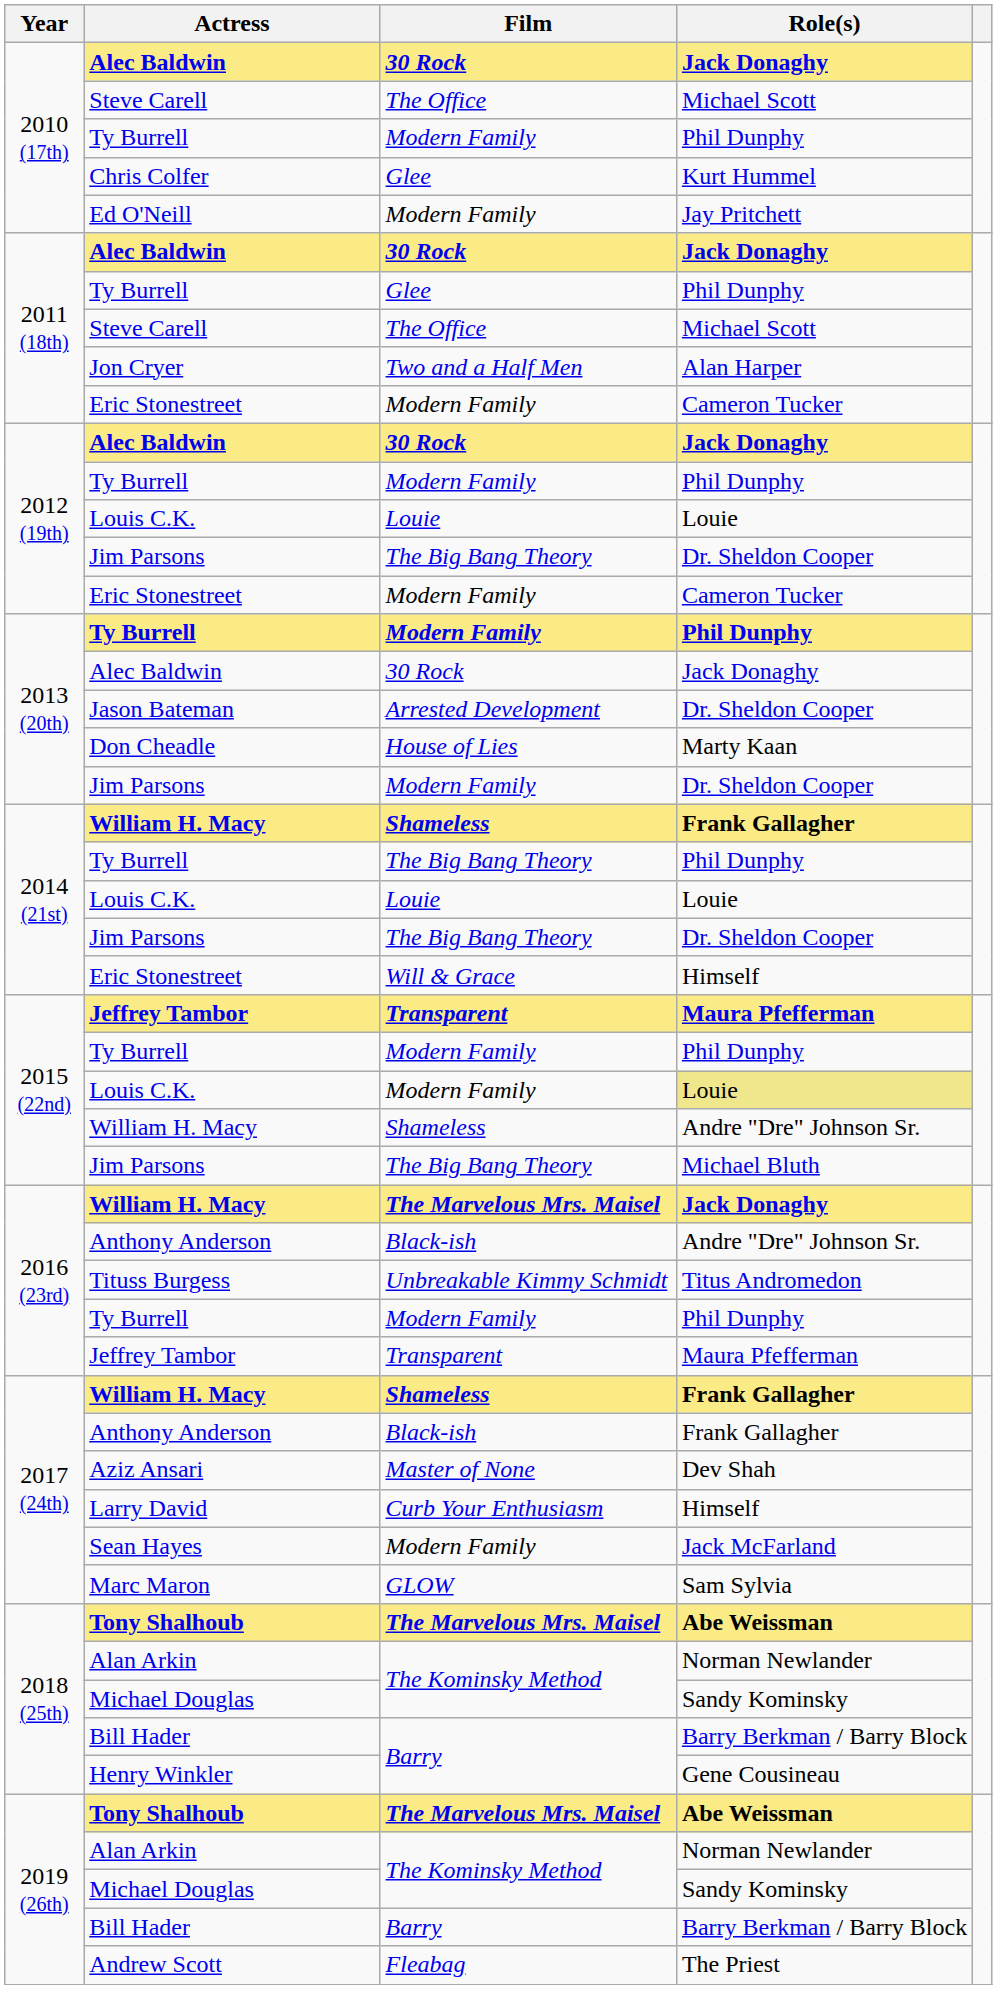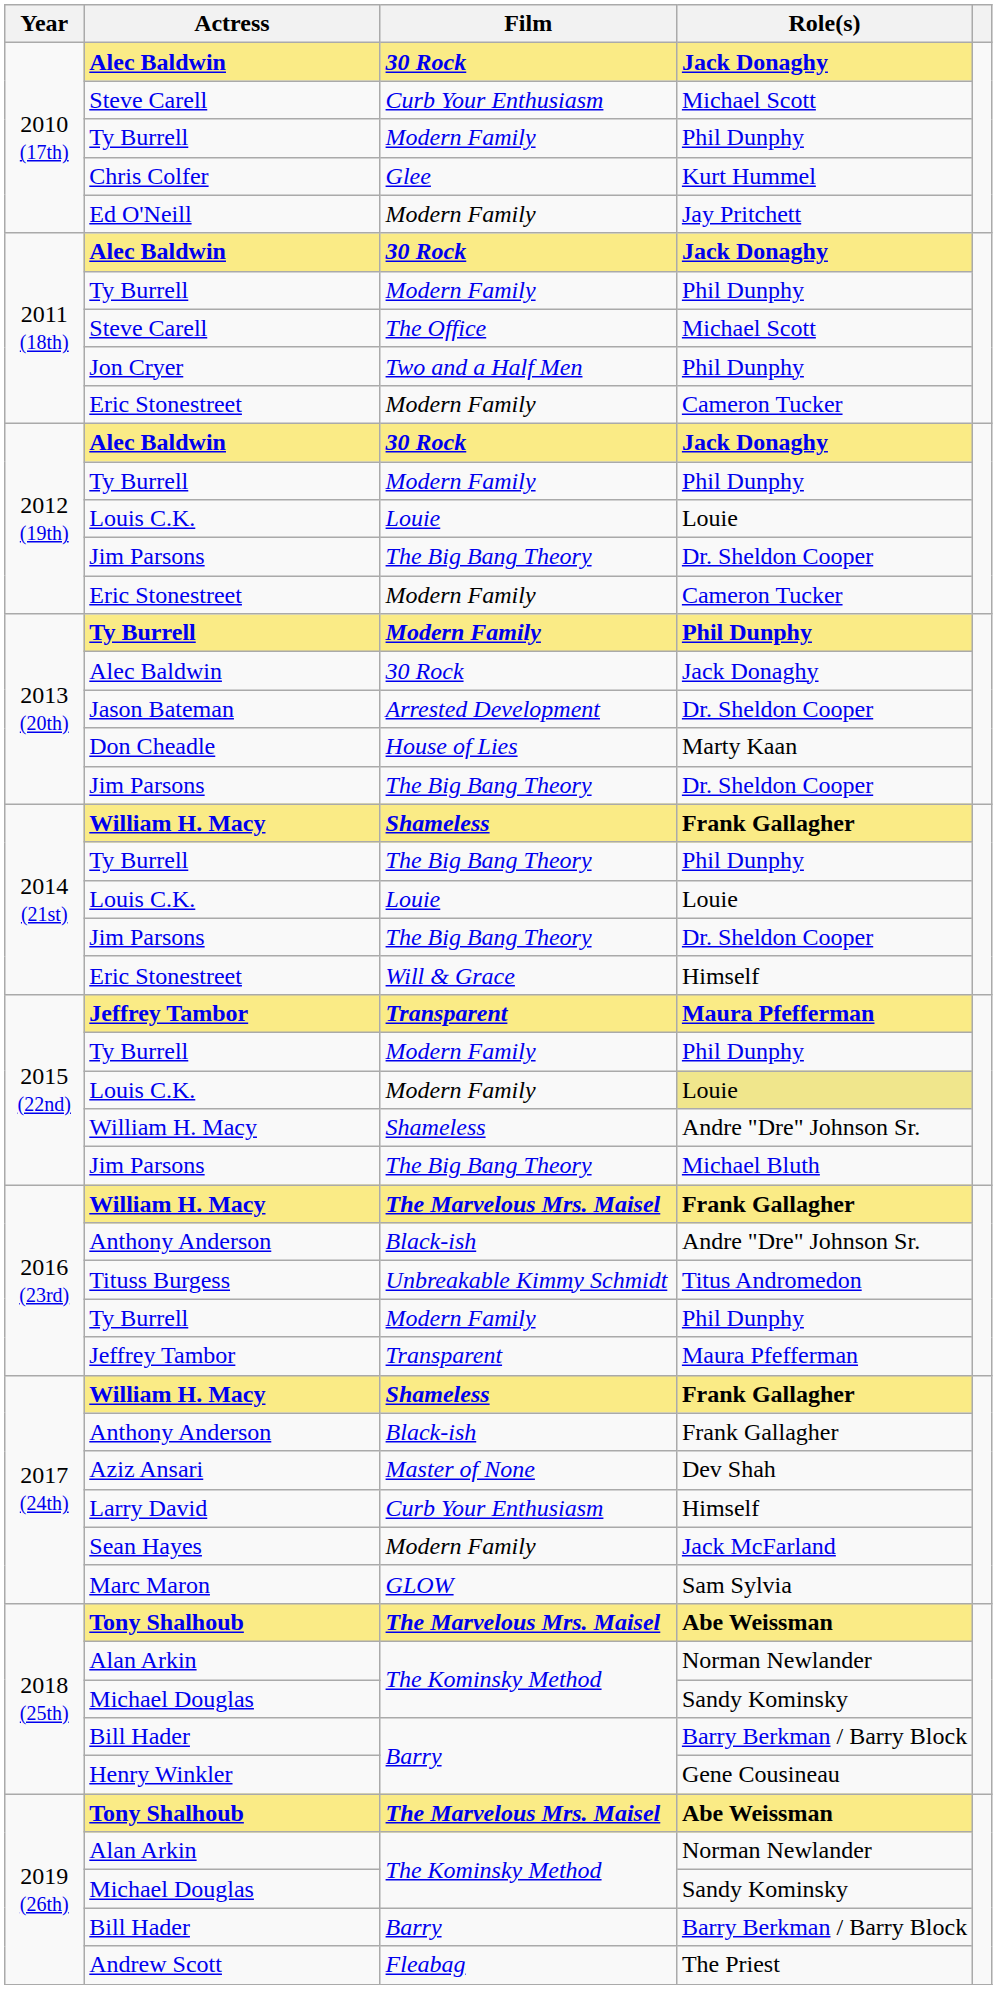(436, 99) The Office -> (495, 99) Curb Your Enthusiasm
(408, 289) Glee -> (461, 289) Modern Family
(742, 366) Alan Harper -> (743, 366) Phil Dunphy
(461, 784) Modern Family -> (489, 784) The Big Bang Theory
(755, 1203) Jack Donaghy -> (768, 1203) Frank Gallagher
